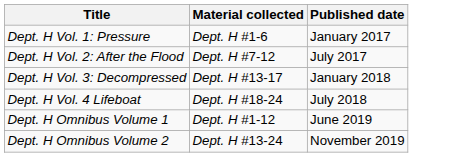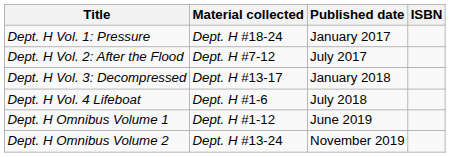+ column: (427, 15)
(230, 36) Dept. H #1-6 -> (237, 36) Dept. H #18-24
(237, 99) Dept. H #18-24 -> (230, 99) Dept. H #1-6
